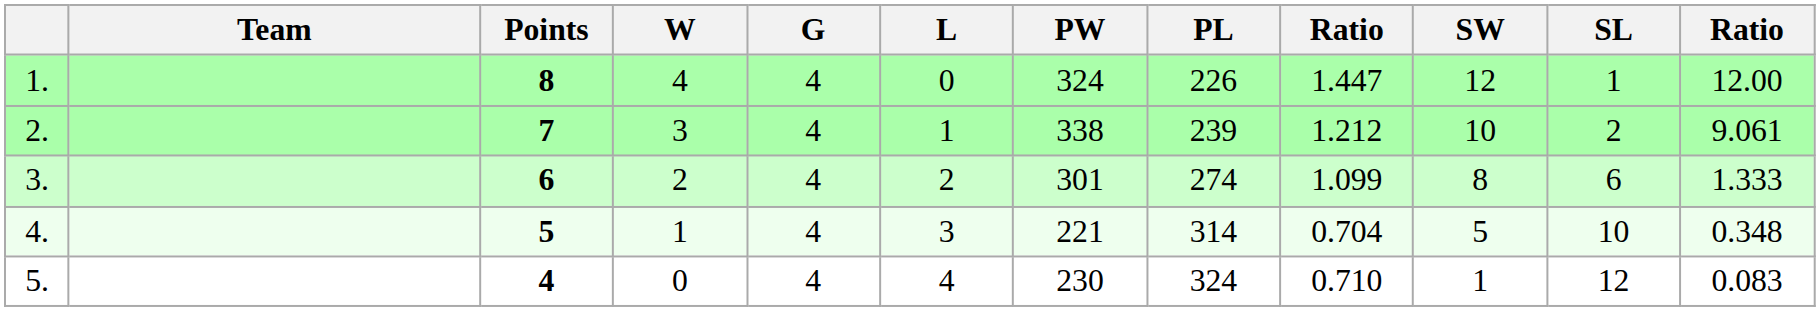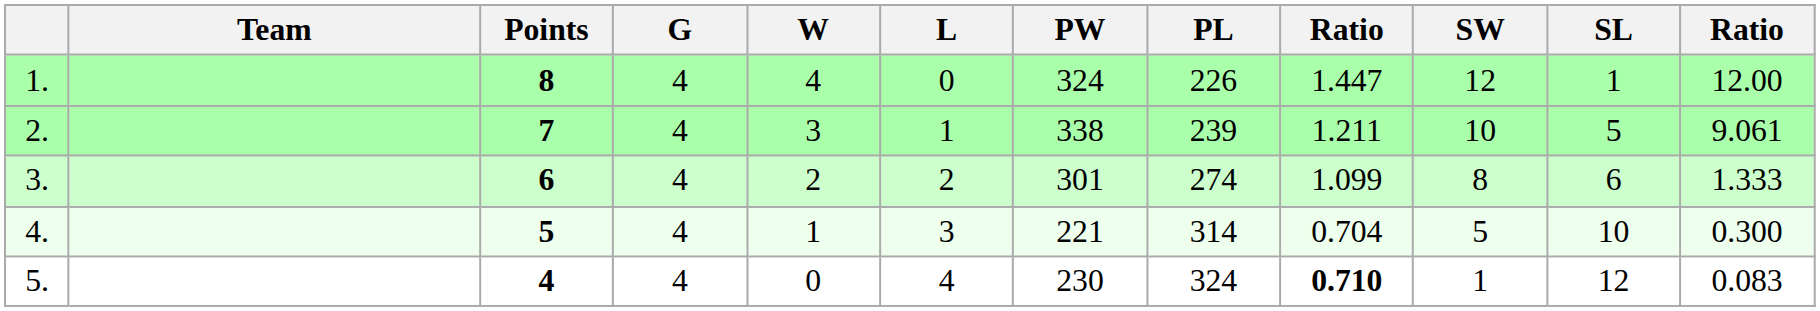columns swapped: (813, 29) <-> (680, 29)
(1347, 130) 1.212 -> (1347, 130) 1.211
(1614, 130) 2 -> (1614, 130) 5
(1747, 230) 0.348 -> (1747, 230) 0.300
(1347, 280) normal -> (1347, 280) bold
